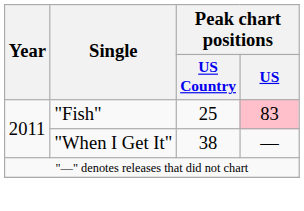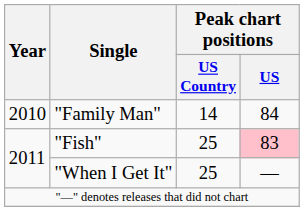+ row: (108, 113)
(208, 143) 38 -> (208, 172) 25
